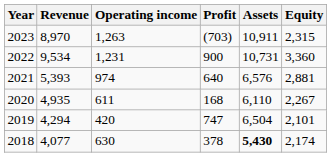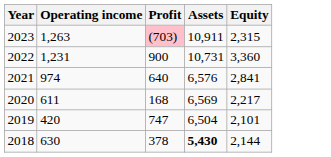- column: (64, 15)
(218, 36) no background -> (163, 36) pink background
(300, 78) 2,881 -> (245, 78) 2,841
(257, 99) 6,110 -> (202, 99) 6,569
(300, 99) 2,267 -> (245, 99) 2,217
(300, 141) 2,174 -> (245, 141) 2,144
